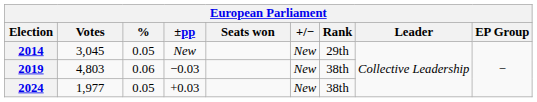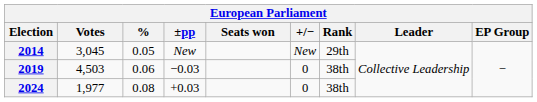(90, 69) 4,803 -> (90, 69) 4,503
(305, 69) New -> (305, 69) 0
(143, 87) 0.05 -> (143, 87) 0.08
(305, 87) New -> (305, 87) 0
